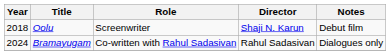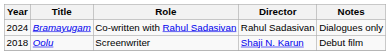rows swapped: (43, 27) <-> (62, 43)
